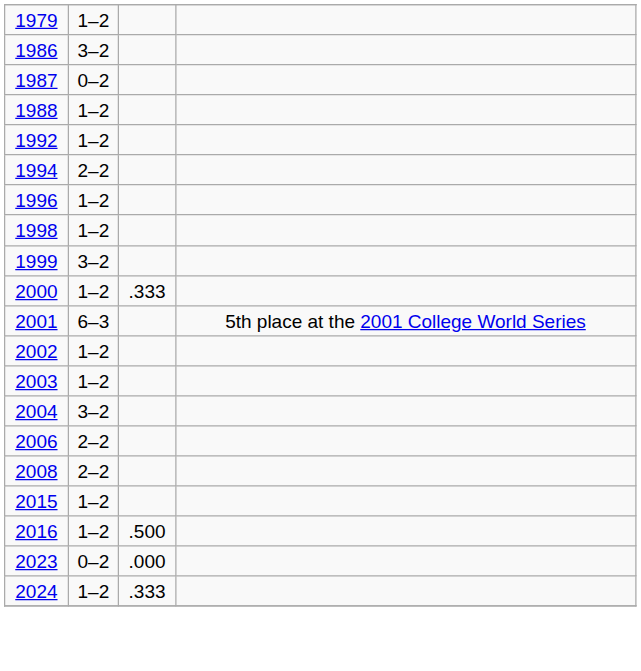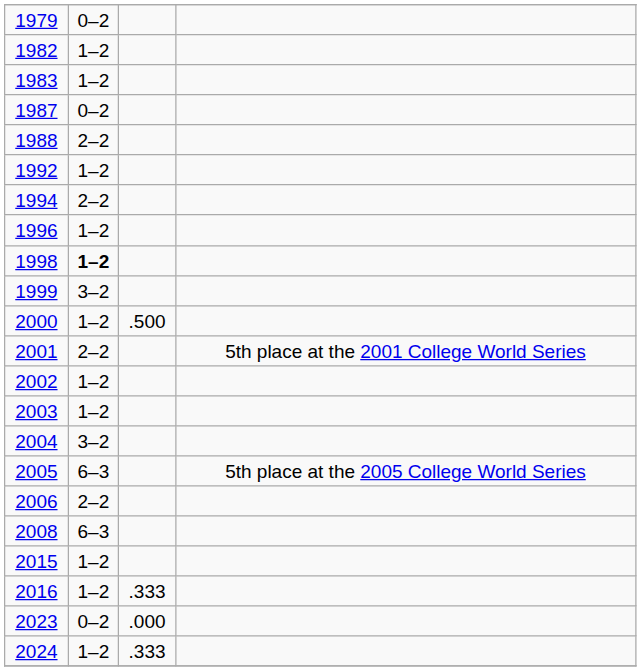(93, 20) 1–2 -> (93, 20) 0–2
+ row: (36, 50)
+ row: (36, 80)
- row: (36, 50)
(93, 110) 1–2 -> (93, 140) 2–2
(93, 230) normal -> (93, 260) bold
(147, 291) .333 -> (147, 321) .500
(93, 321) 6–3 -> (93, 351) 2–2
+ row: (36, 471)
(93, 471) 2–2 -> (93, 531) 6–3
(147, 531) .500 -> (147, 591) .333
